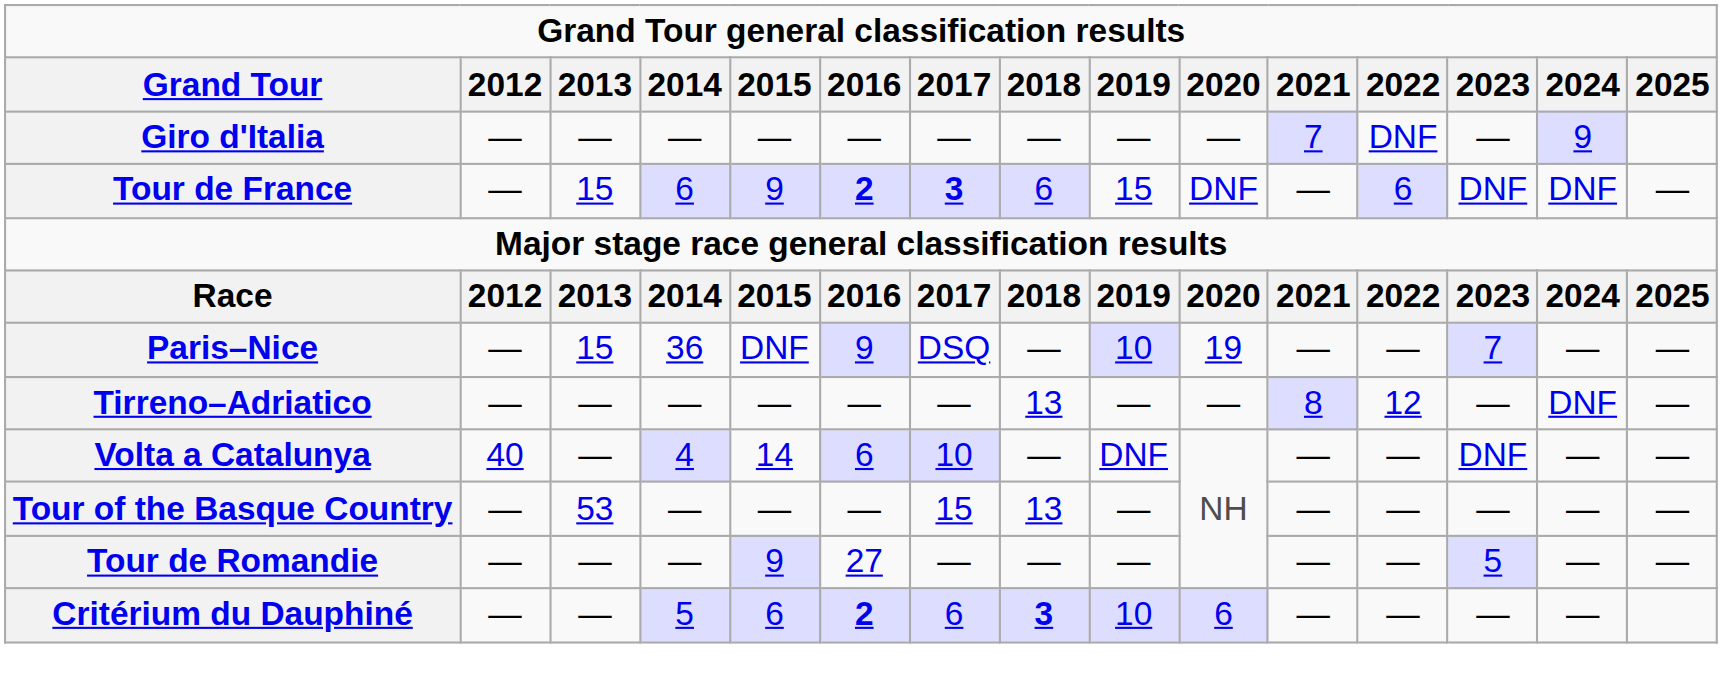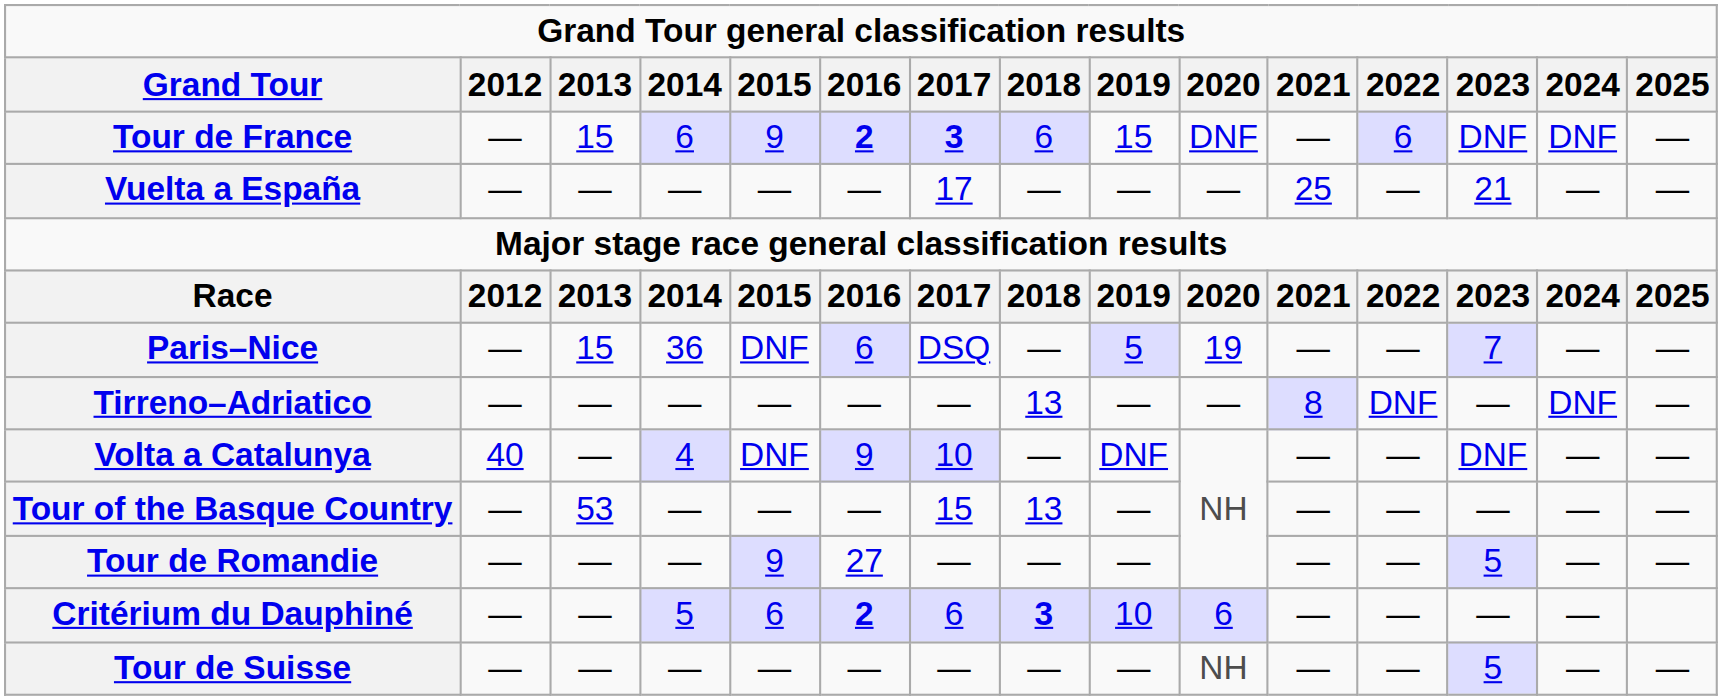- row: (233, 137)
+ row: (233, 190)
(864, 349) 9 -> (864, 349) 6
(1134, 349) 10 -> (1134, 349) 5
(1403, 402) 12 -> (1403, 402) DNF
(774, 455) 14 -> (774, 455) DNF
(864, 455) 6 -> (864, 455) 9
+ row: (233, 667)
